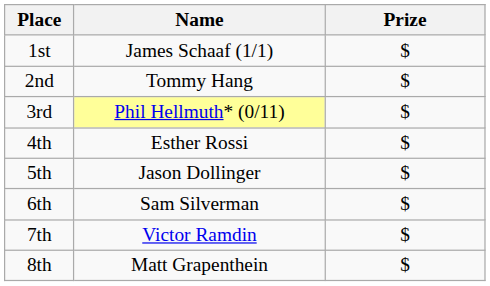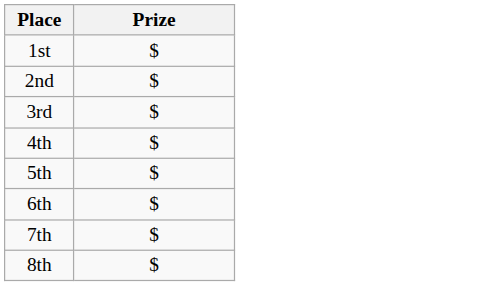- column: (199, 19)
